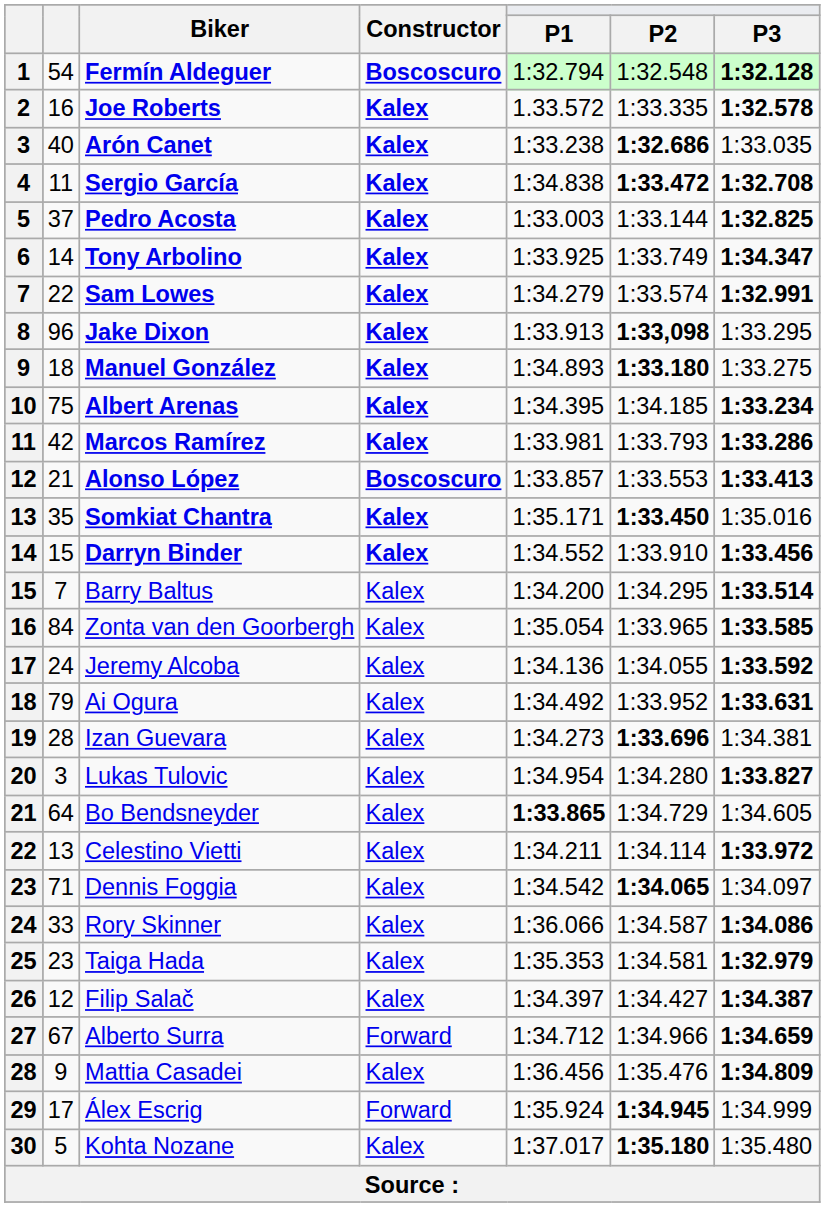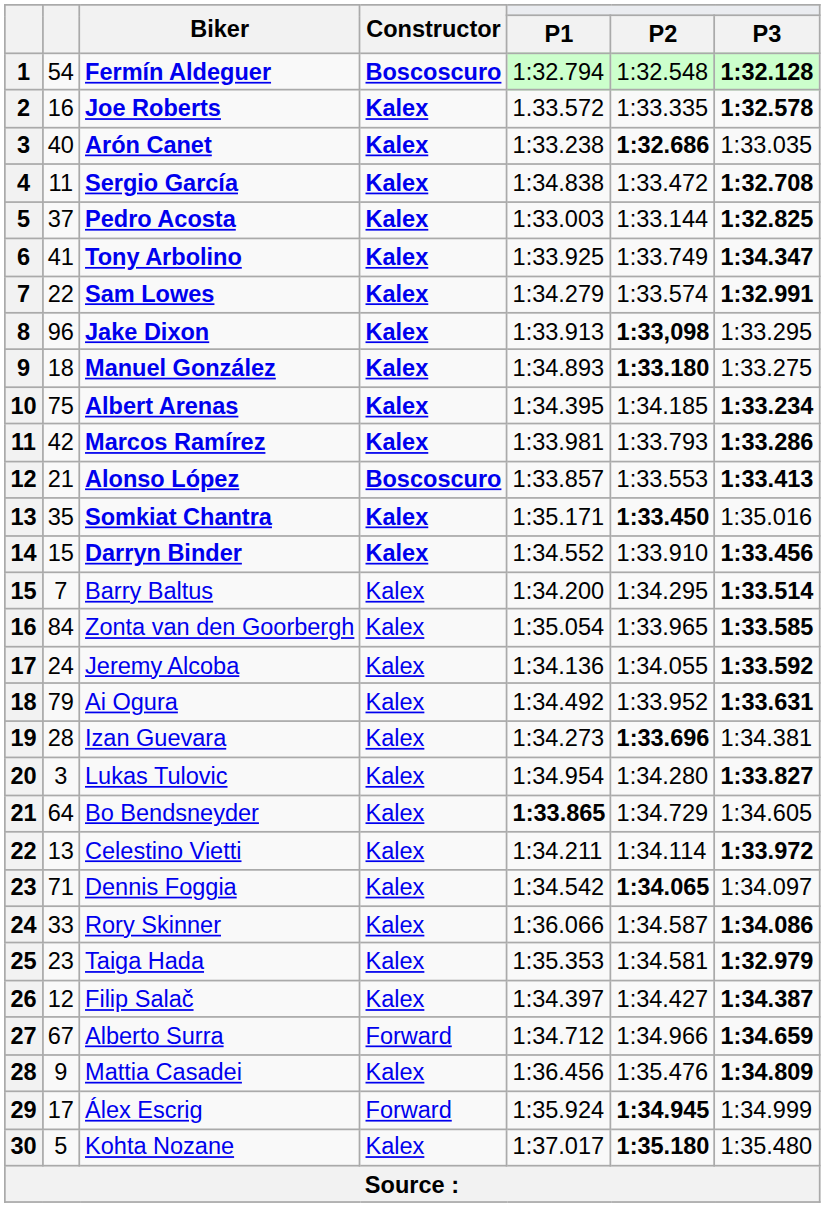(663, 182) bold -> (662, 182) normal
(61, 257) 14 -> (61, 257) 41
